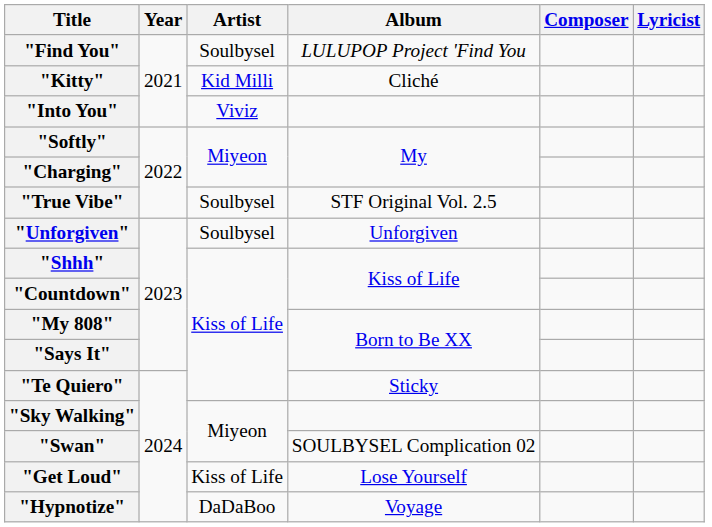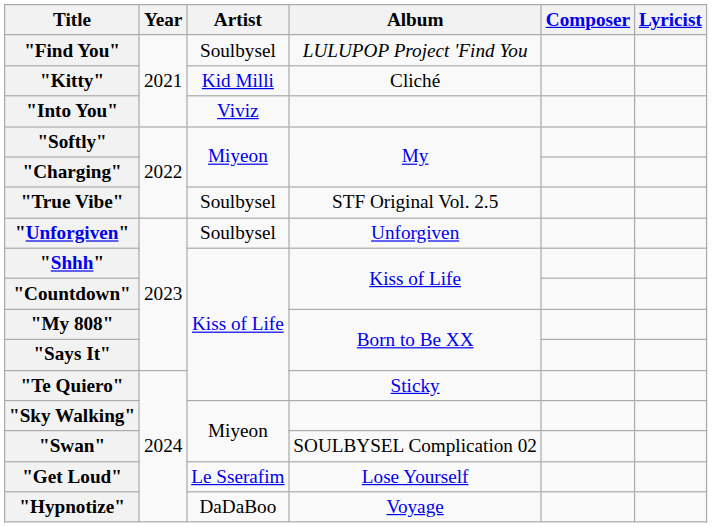(237, 476) Kiss of Life -> (238, 476) Le Sserafim
